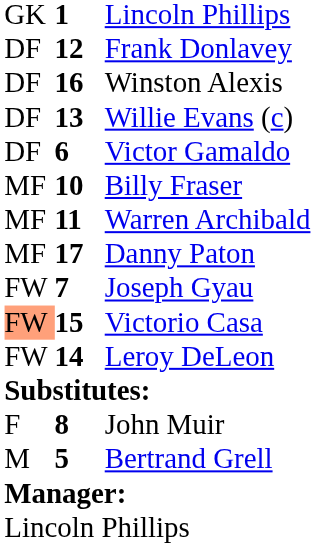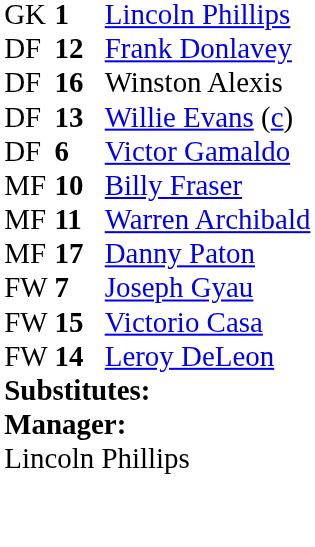(26, 322) lightsalmon background -> (26, 322) no background
- row: (62, 424)
- row: (62, 458)
